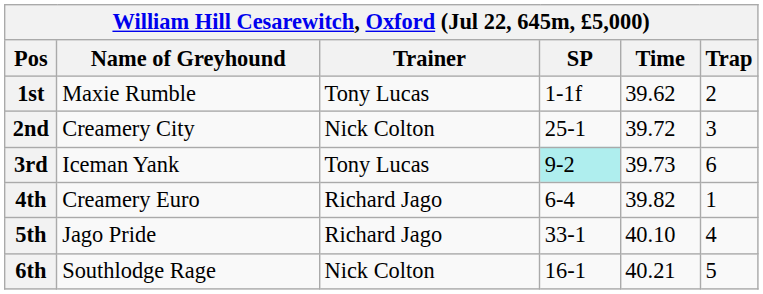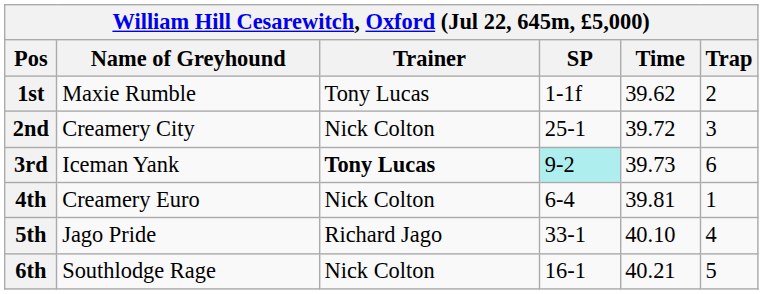(377, 164) normal -> (380, 164) bold
(383, 199) Richard Jago -> (380, 199) Nick Colton
(650, 199) 39.82 -> (650, 199) 39.81
